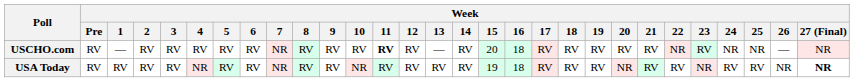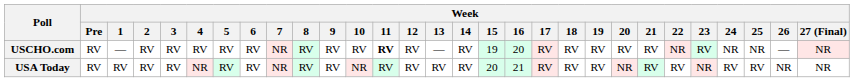(492, 49) 20 -> (492, 49) 19
(518, 49) 18 -> (518, 49) 20
(492, 67) 19 -> (492, 67) 20
(518, 67) 18 -> (518, 67) 21
(823, 67) bold -> (823, 67) normal
